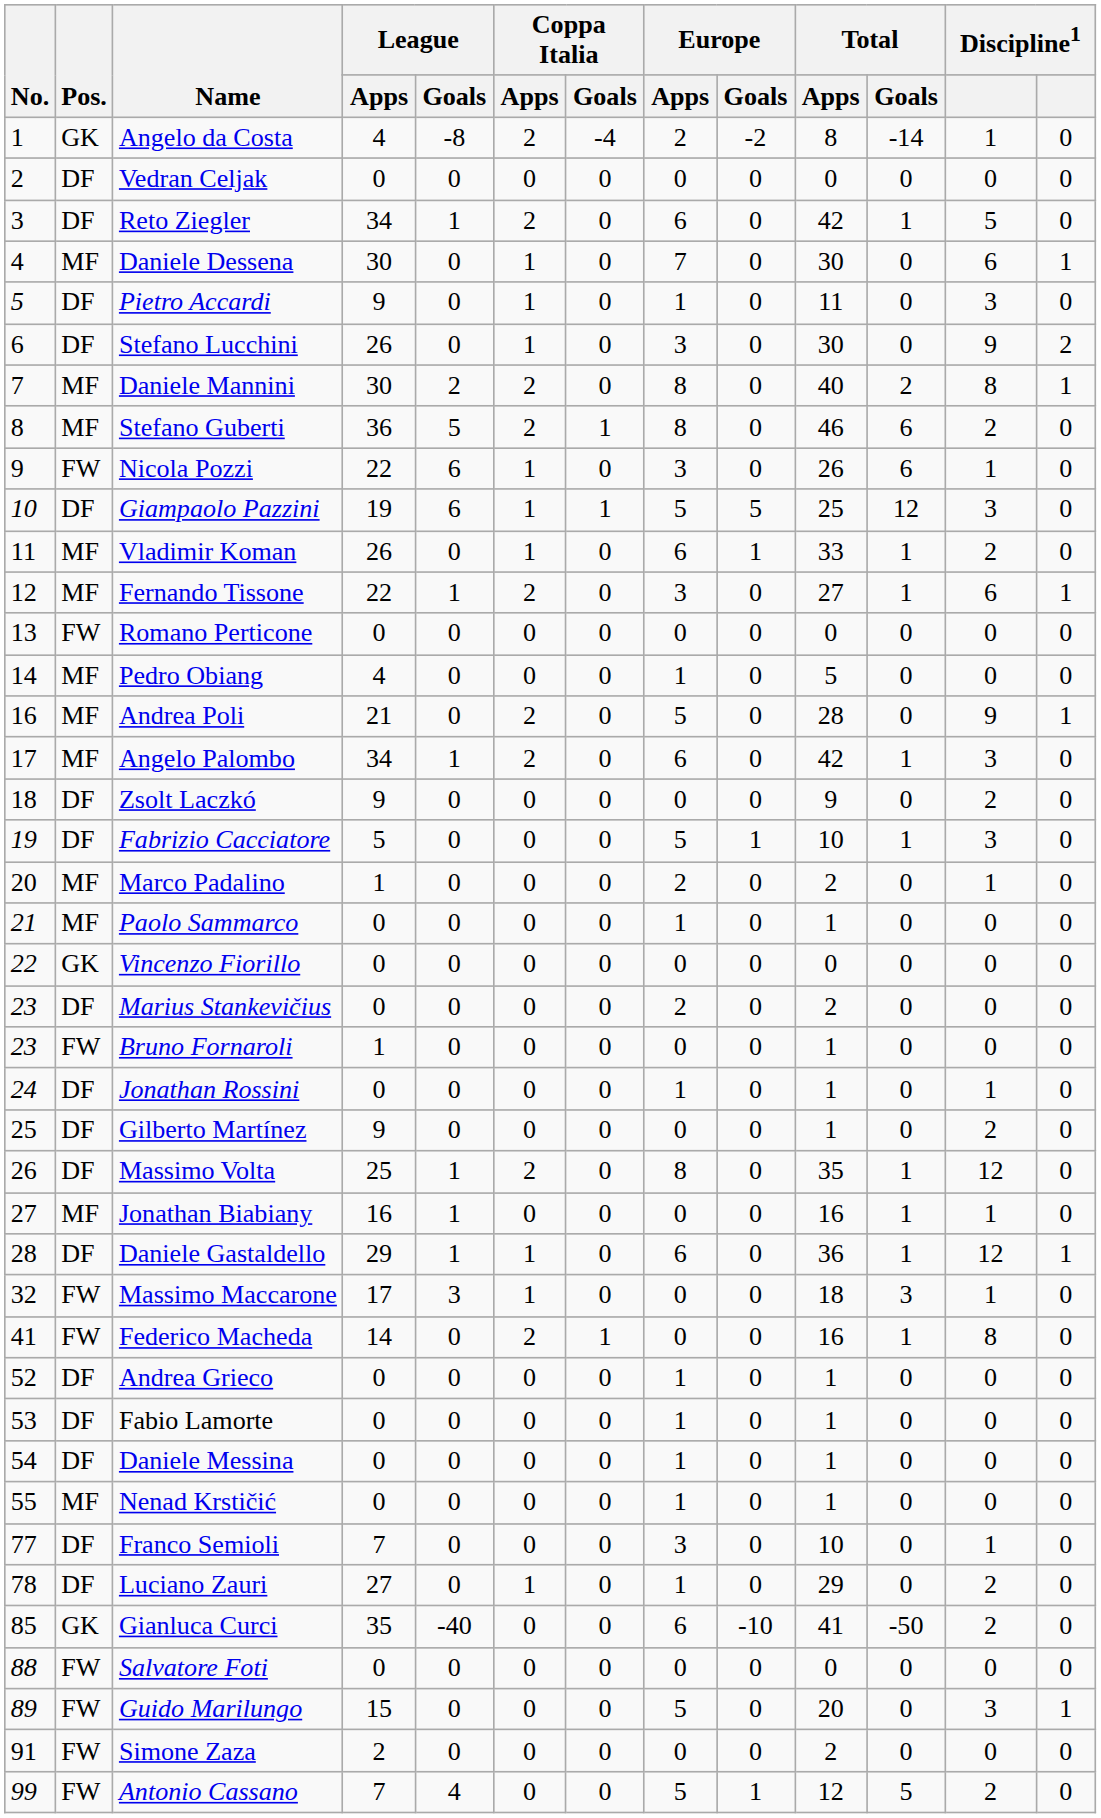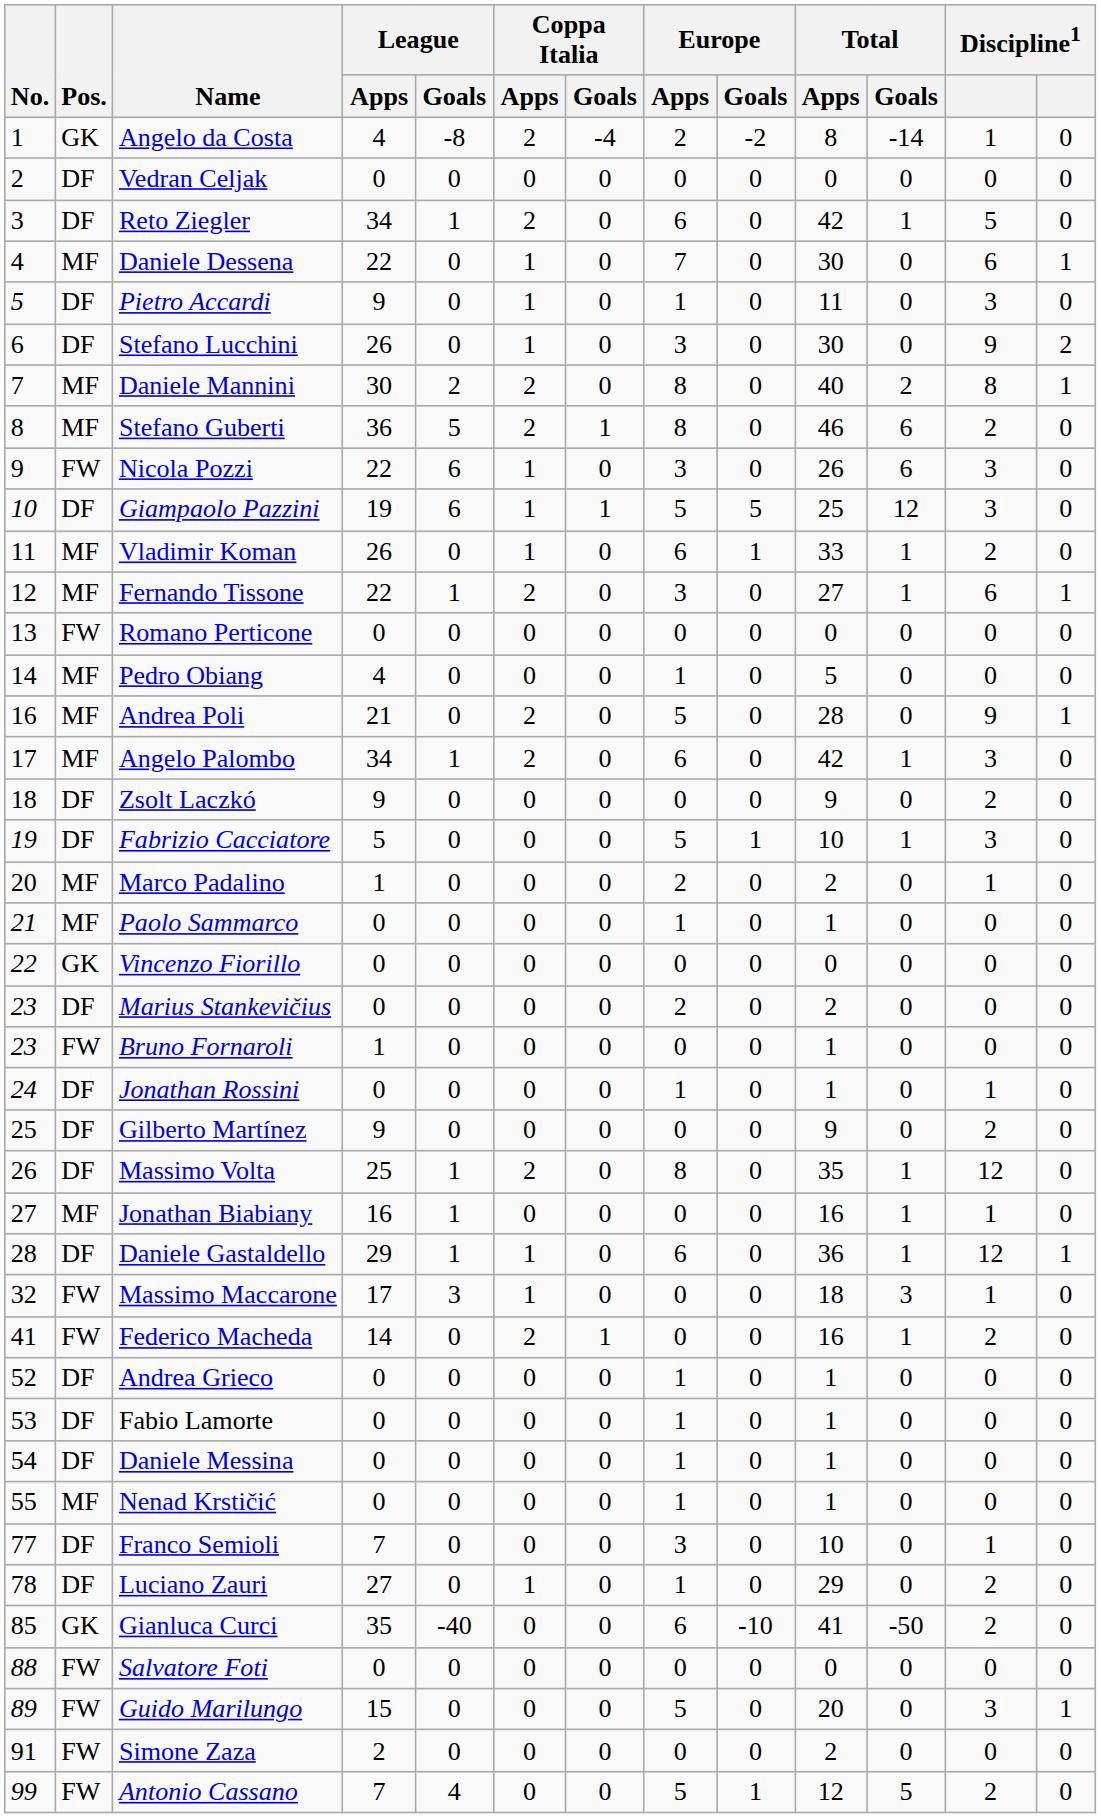(379, 261) 30 -> (379, 261) 22
(991, 468) 1 -> (991, 468) 3
(831, 1129) 1 -> (831, 1129) 9
(991, 1336) 8 -> (991, 1336) 2
